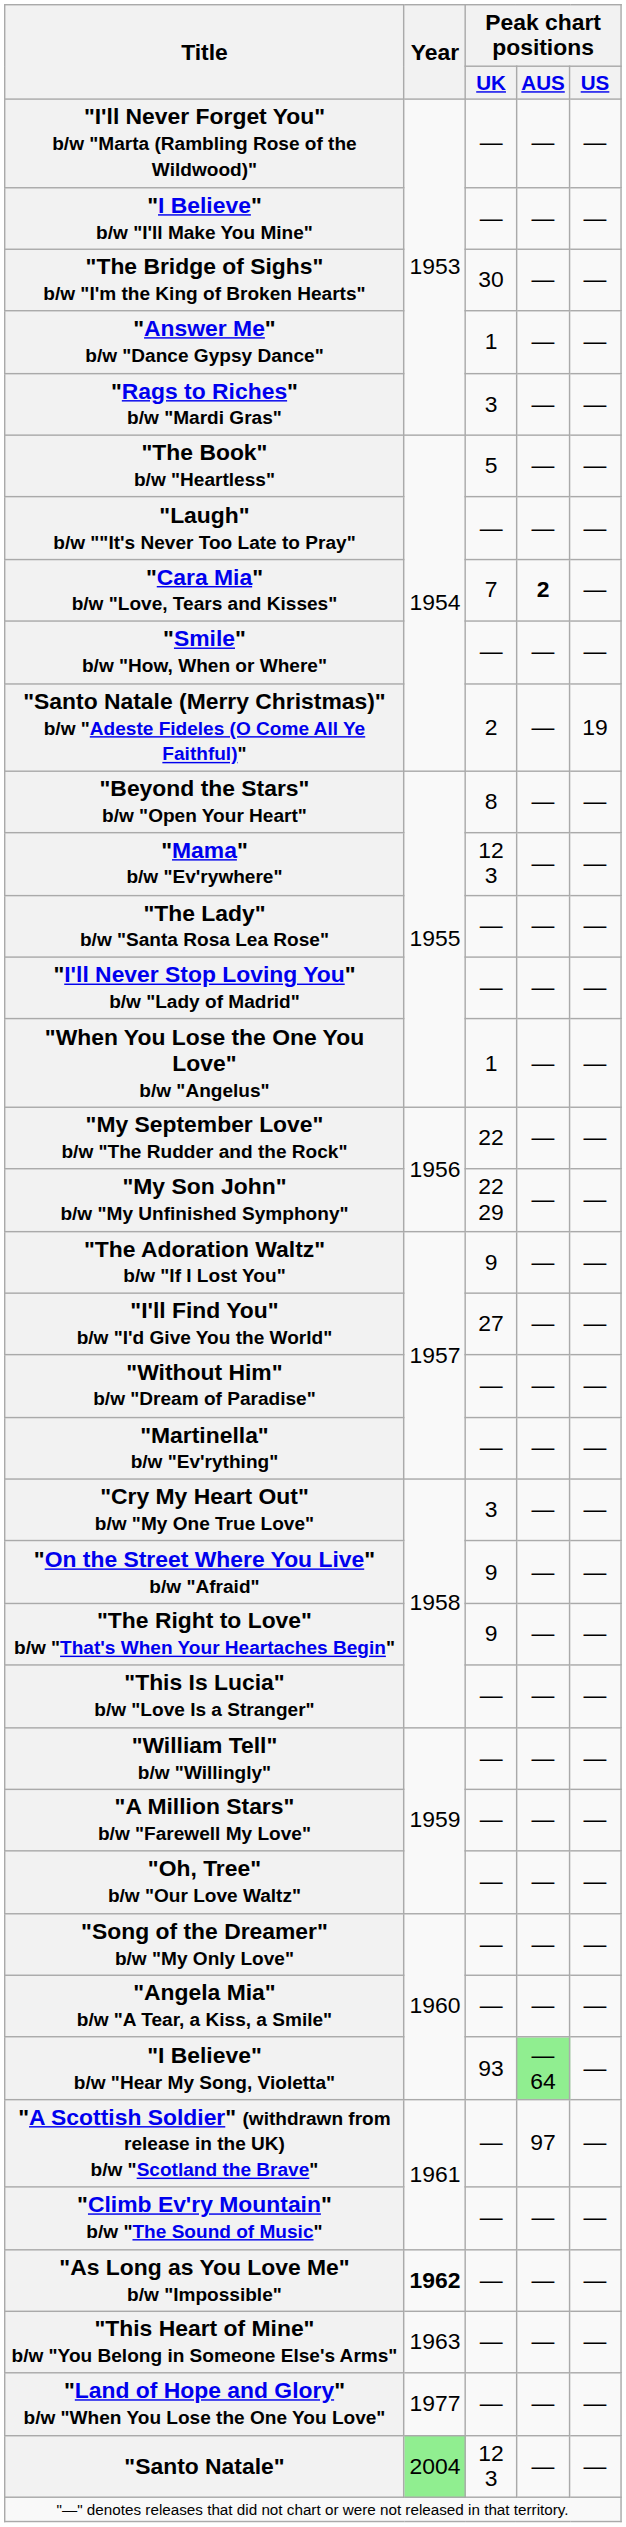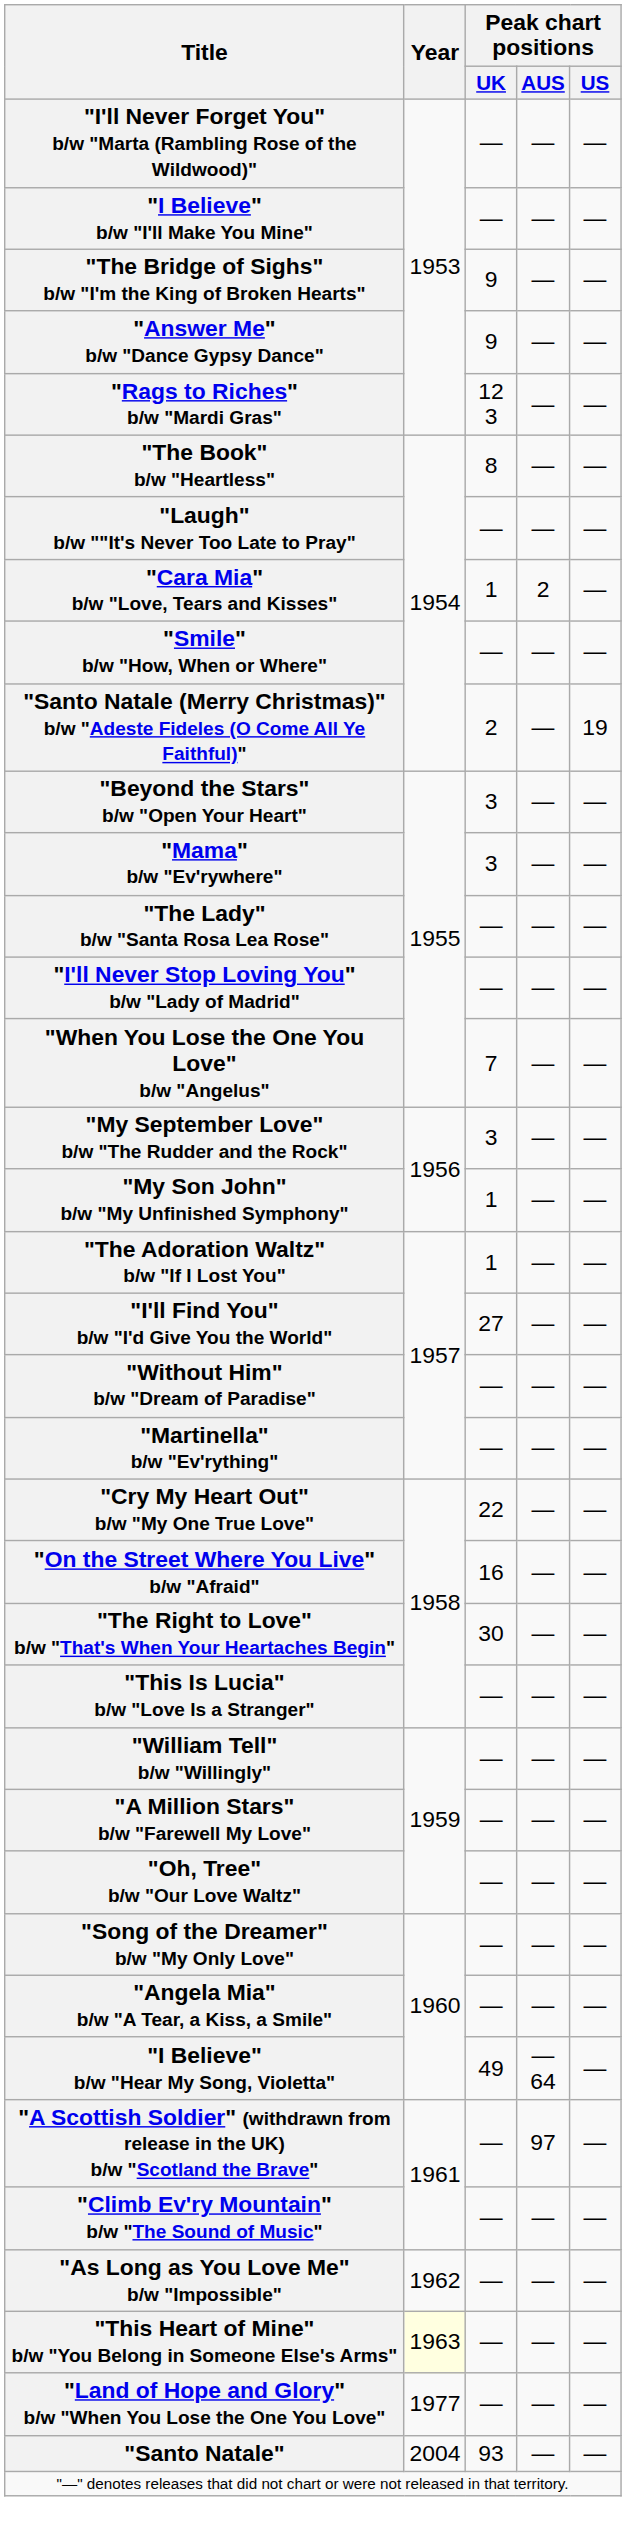(491, 279) 30 -> (491, 279) 9
(491, 341) 1 -> (491, 341) 9
(491, 403) 3 -> (491, 403) 12 3
(491, 465) 5 -> (491, 465) 8
(491, 589) 7 -> (491, 589) 1
(543, 589) bold -> (543, 589) normal
(491, 801) 8 -> (491, 801) 3
(491, 863) 12 3 -> (491, 863) 3
(491, 1062) 1 -> (491, 1062) 7
(491, 1137) 22 -> (491, 1137) 3
(491, 1199) 22 29 -> (491, 1199) 1
(491, 1261) 9 -> (491, 1261) 1
(491, 1509) 3 -> (491, 1509) 22
(491, 1571) 9 -> (491, 1571) 16
(491, 1633) 9 -> (491, 1633) 30
(491, 2068) 93 -> (491, 2068) 49
(543, 2068) lightgreen background -> (543, 2068) no background
(435, 2279) bold -> (435, 2279) normal
(435, 2341) no background -> (435, 2341) lightyellow background
(435, 2465) lightgreen background -> (435, 2453) no background
(491, 2465) 12 3 -> (491, 2453) 93
